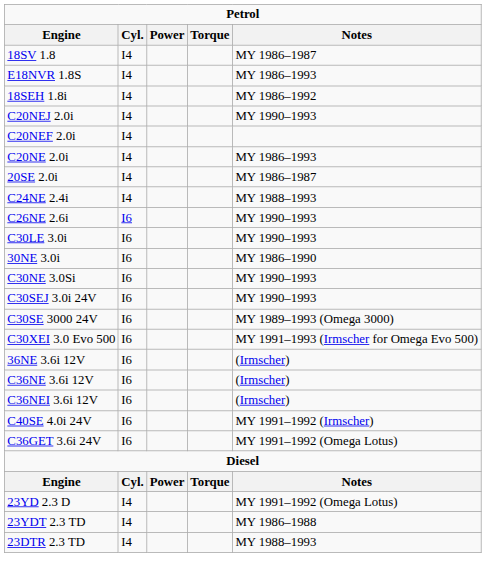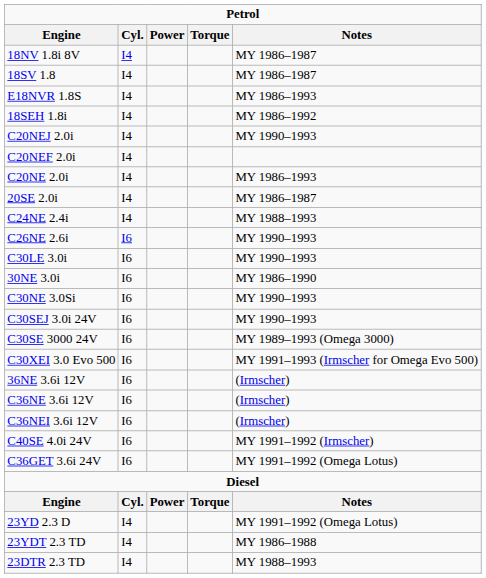+ row: (44, 55)
